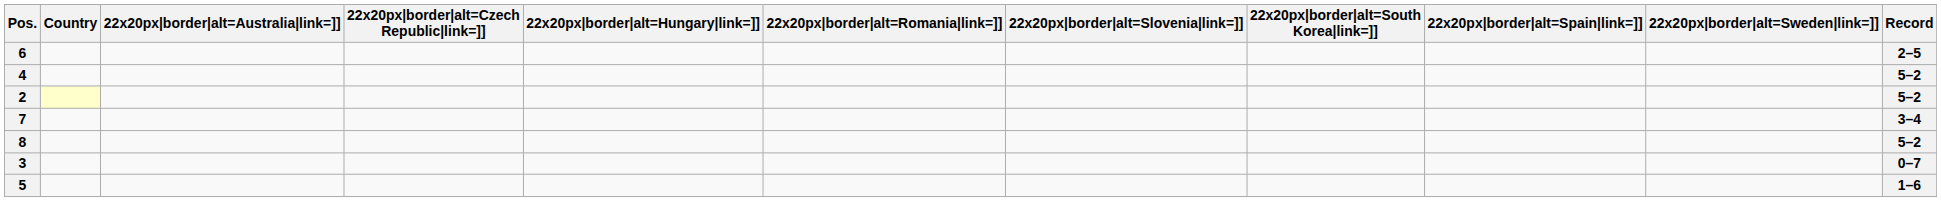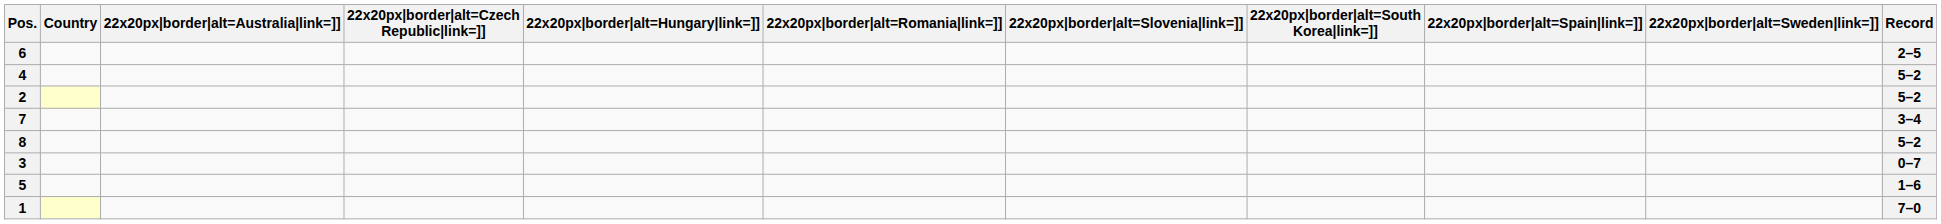+ row: (22, 208)
